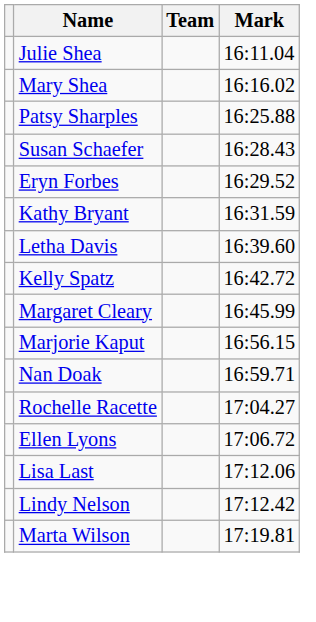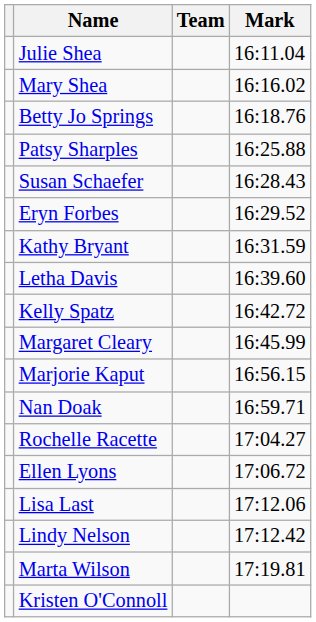+ row: (86, 117)
+ row: (93, 600)
